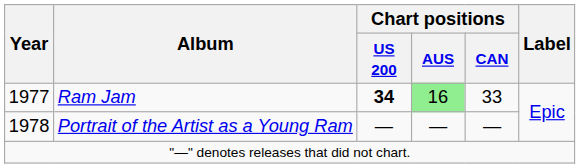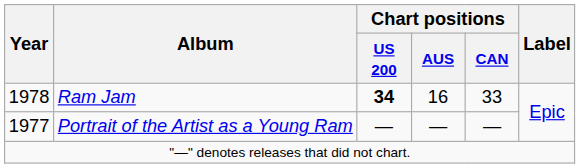(29, 97) 1977 -> (29, 97) 1978
(438, 97) lightgreen background -> (438, 97) no background
(29, 126) 1978 -> (29, 126) 1977
